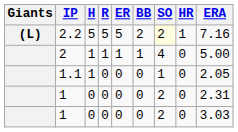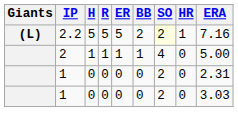- row: (70, 76)
